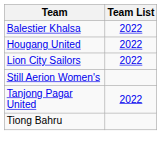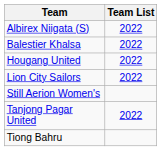+ row: (48, 28)
